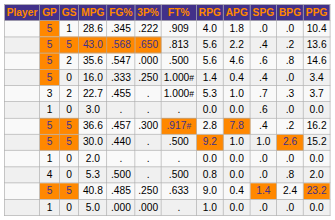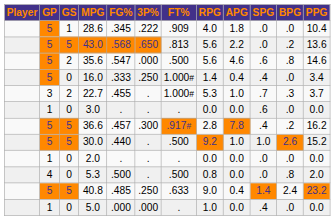(263, 45) .4 -> (263, 45) .0
(263, 207) .0 -> (263, 207) .4
